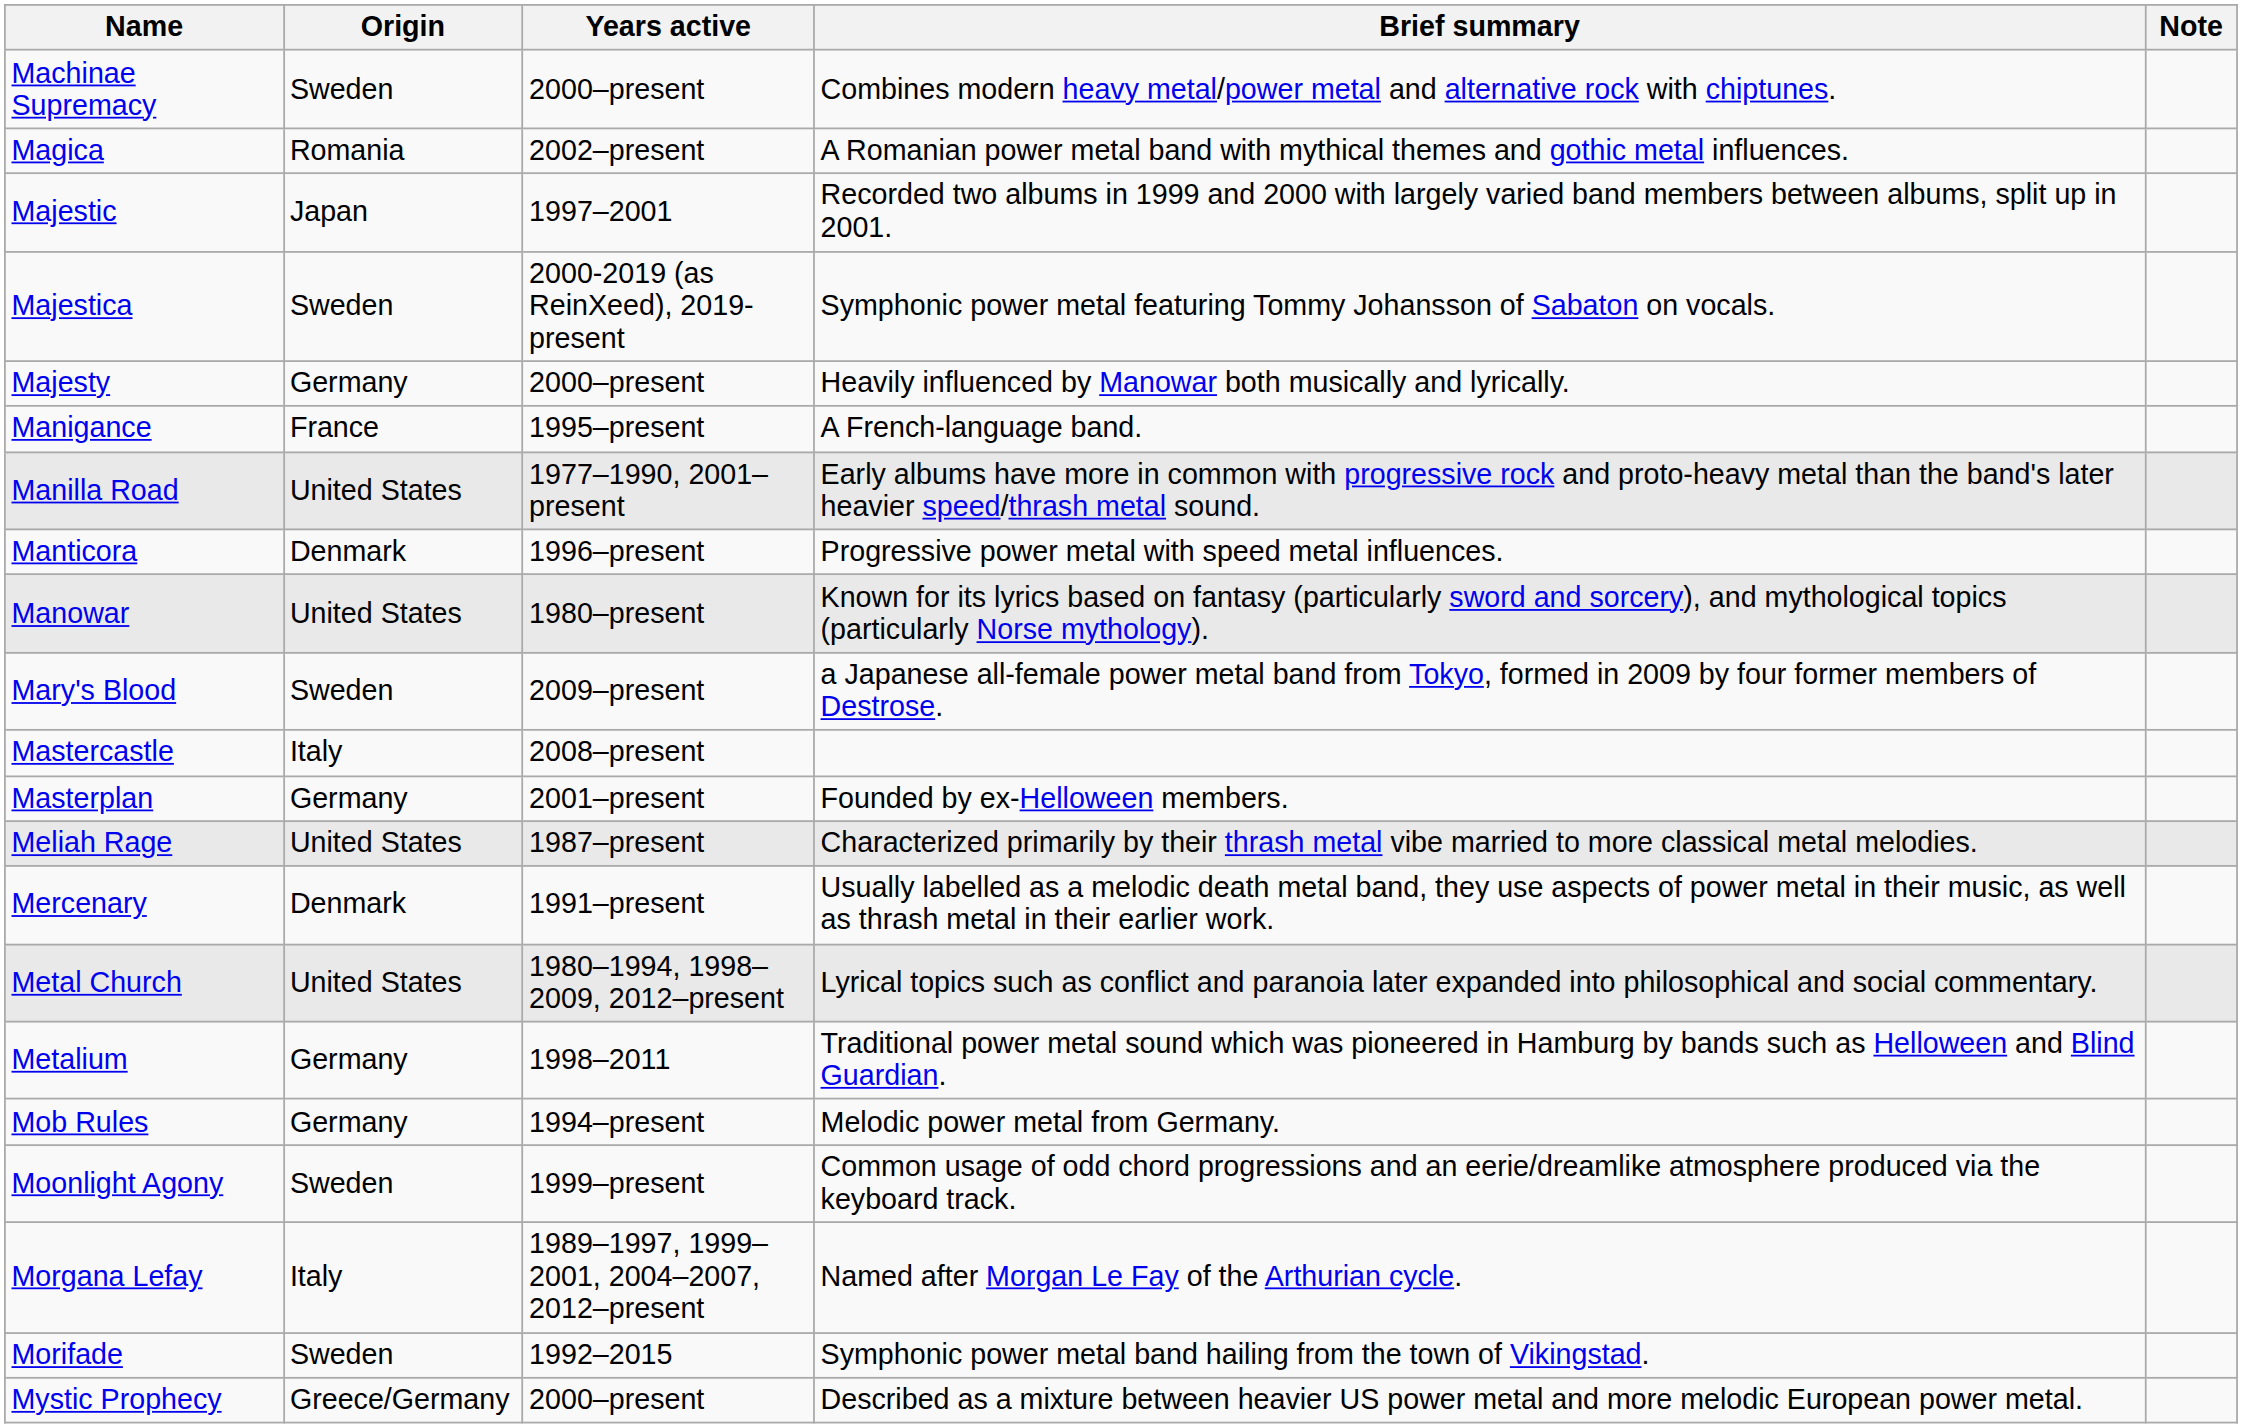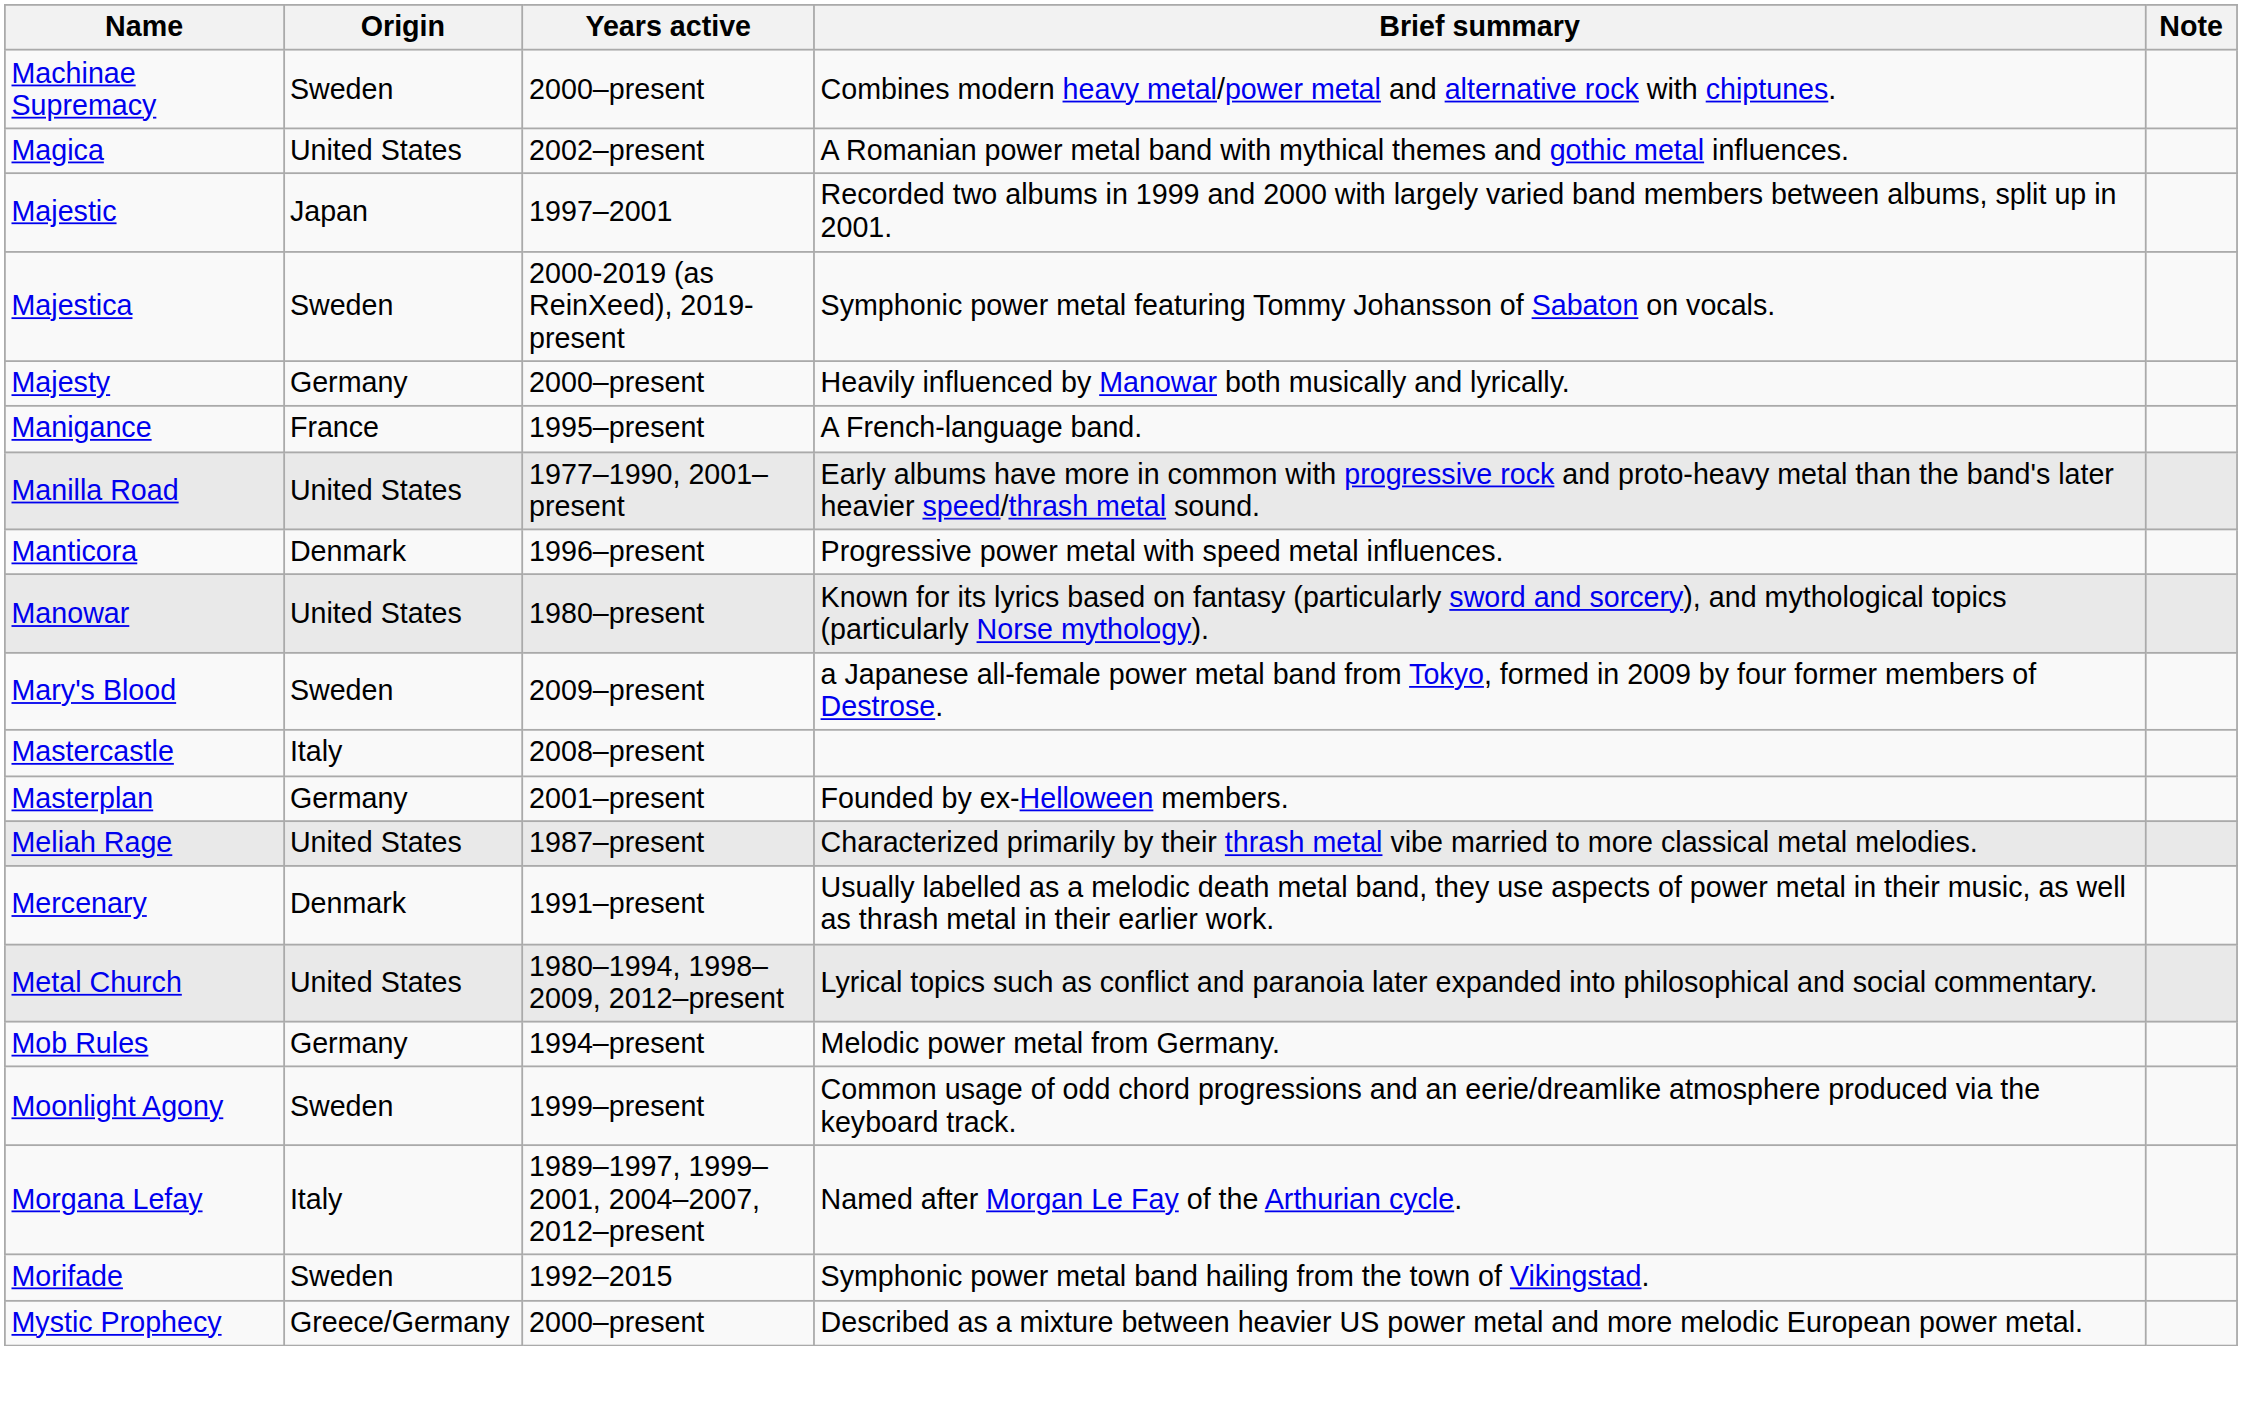(347, 150) Romania -> (376, 150) United States
- row: (70, 1060)
